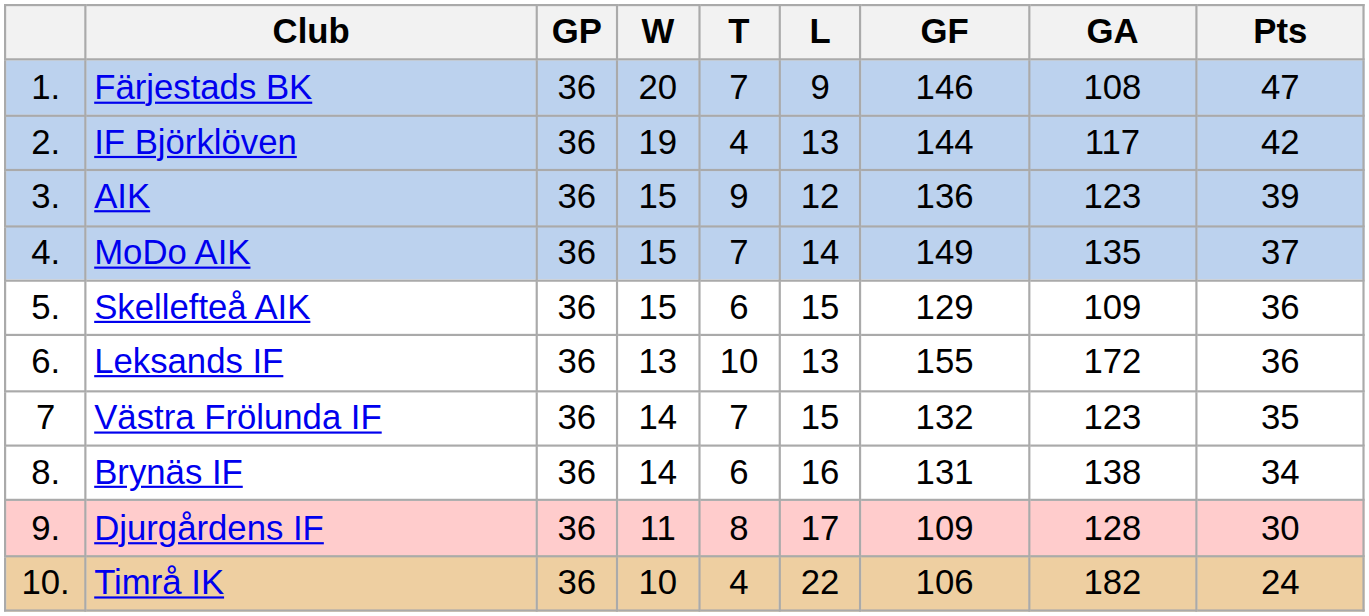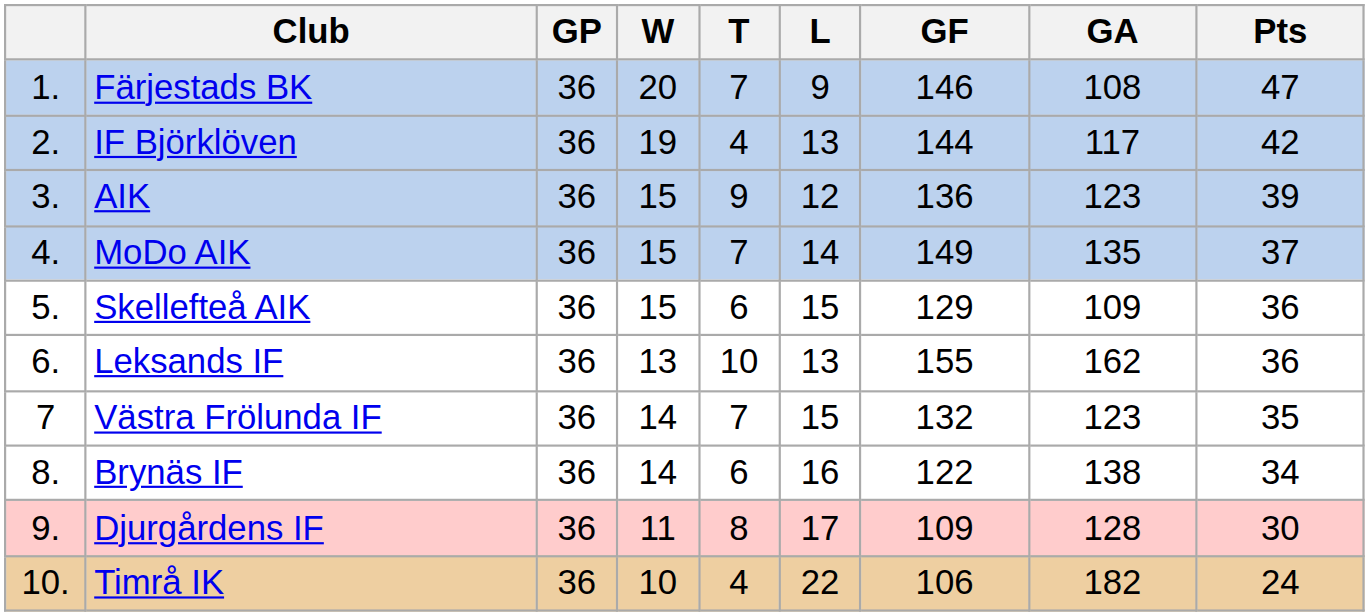(1112, 362) 172 -> (1112, 362) 162
(945, 472) 131 -> (945, 472) 122
